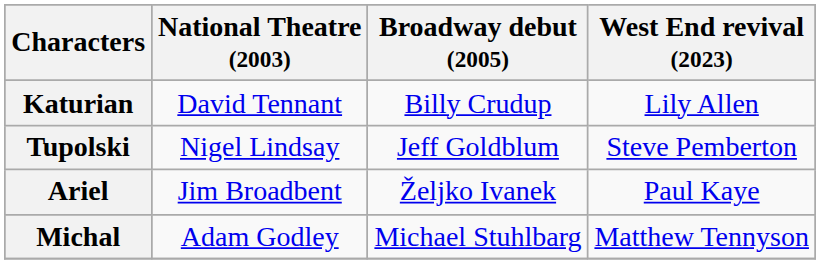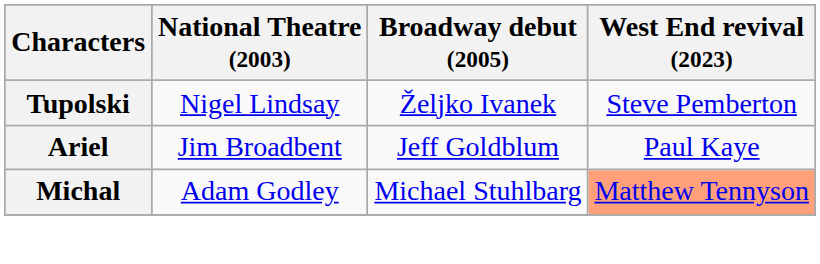- row: (78, 102)
(478, 147) Jeff Goldblum -> (478, 102) Željko Ivanek
(478, 191) Željko Ivanek -> (478, 147) Jeff Goldblum
(702, 235) no background -> (702, 191) lightsalmon background
